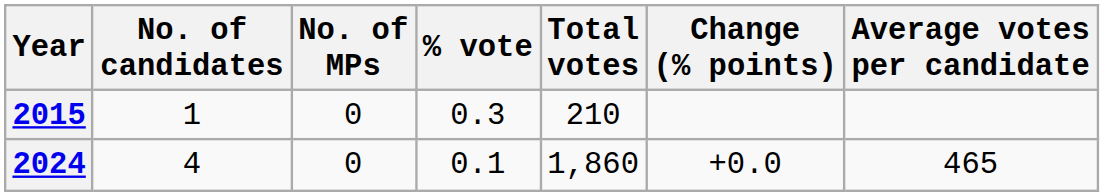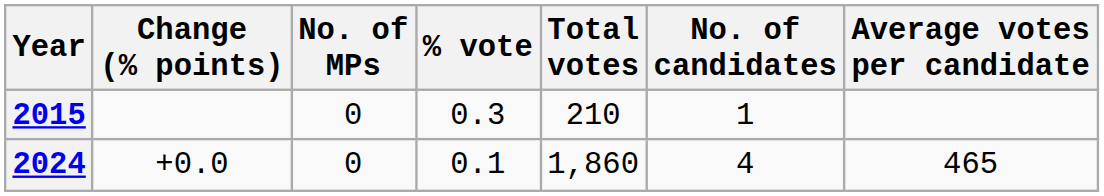columns swapped: (192, 48) <-> (745, 48)
